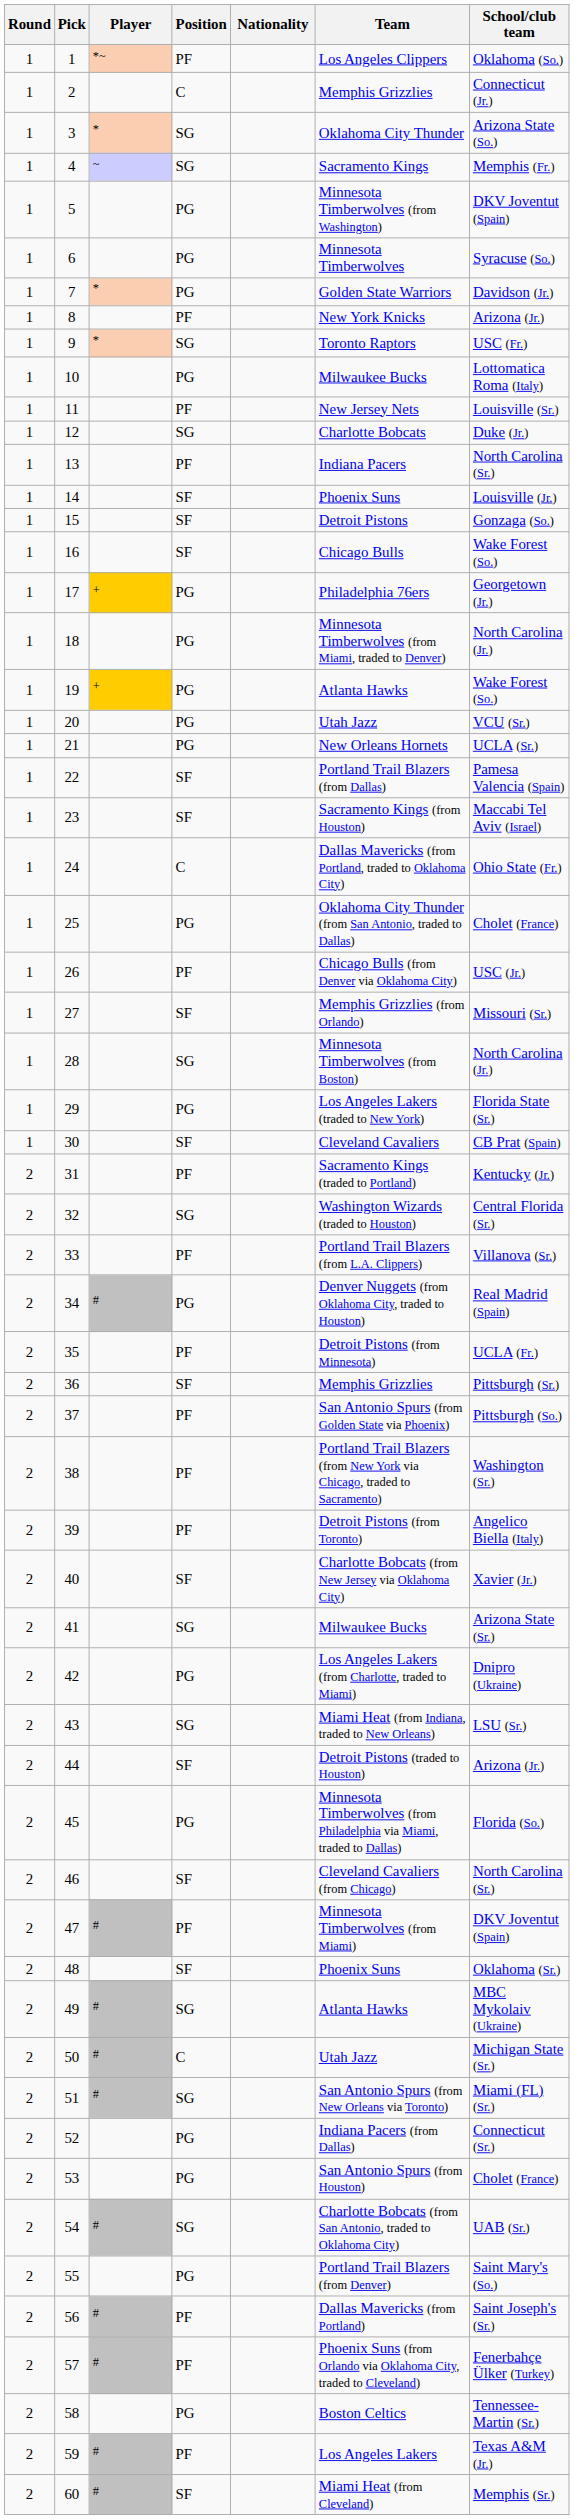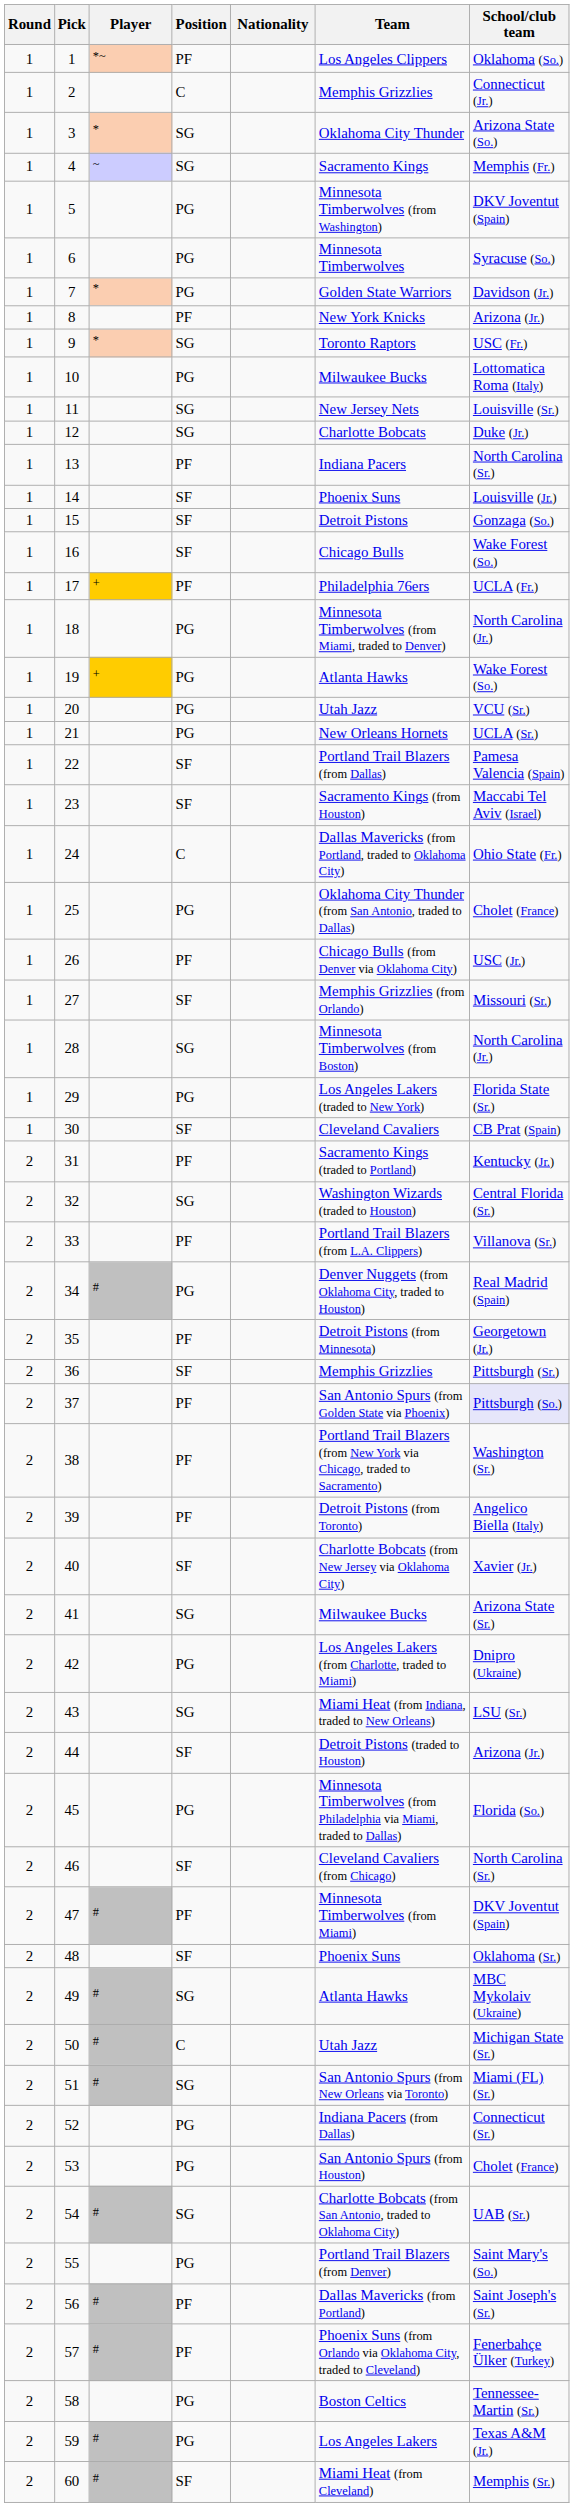(184, 409) PF -> (185, 409) SG
(185, 592) PG -> (184, 586) PF
(510, 592) Georgetown (Jr.) -> (505, 586) UCLA (Fr.)
(505, 1352) UCLA (Fr.) -> (510, 1339) Georgetown (Jr.)
(517, 1416) no background -> (517, 1403) lavender background
(184, 2454) PF -> (185, 2441) PG
